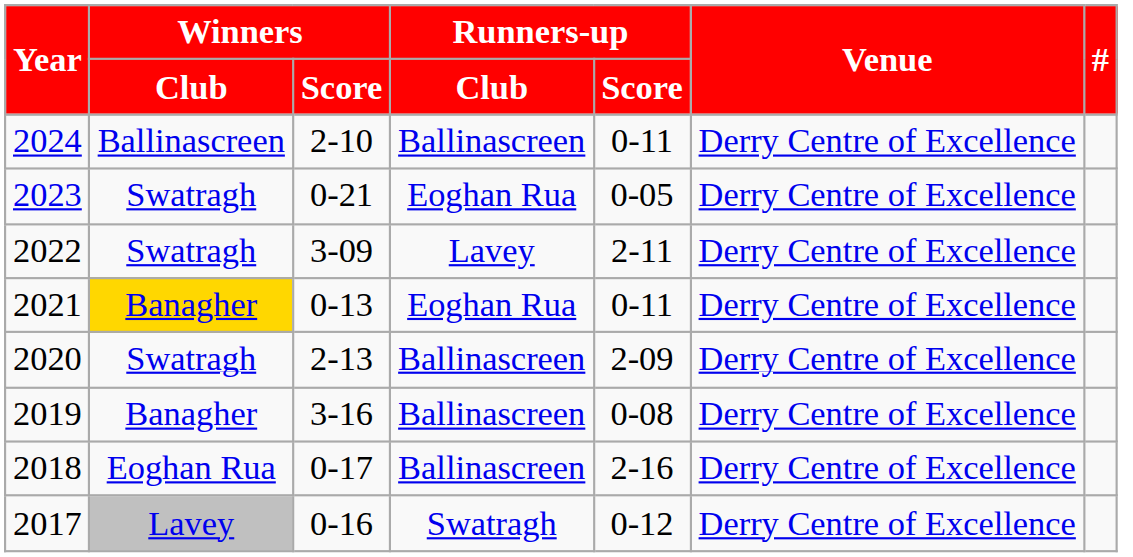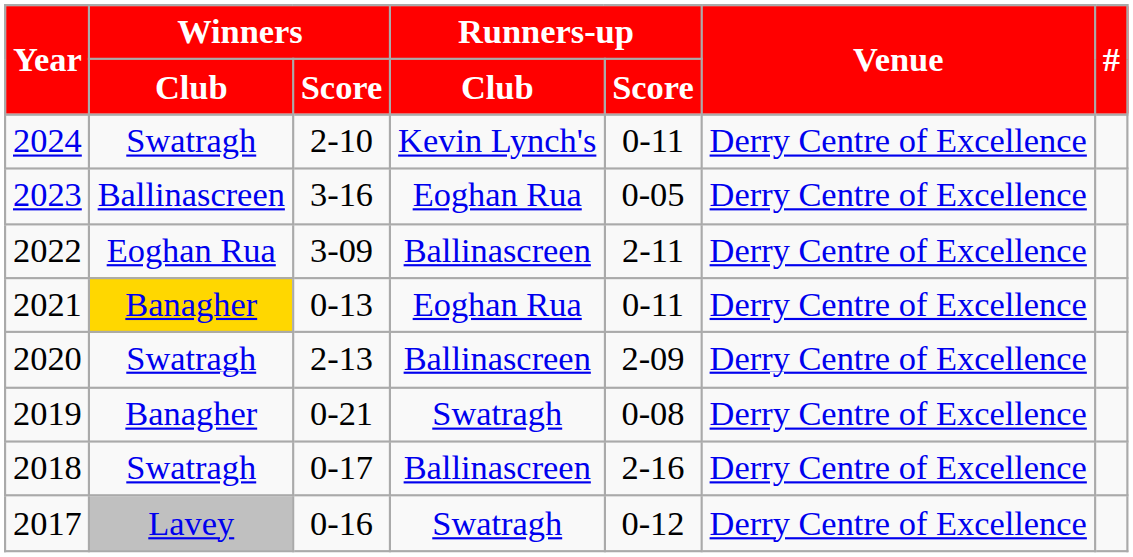(191, 140) Ballinascreen -> (191, 140) Swatragh
(492, 140) Ballinascreen -> (497, 140) Kevin Lynch's
(191, 195) Swatragh -> (191, 195) Ballinascreen
(341, 195) 0-21 -> (341, 195) 3-16
(191, 250) Swatragh -> (191, 250) Eoghan Rua
(492, 250) Lavey -> (497, 250) Ballinascreen
(341, 413) 3-16 -> (341, 413) 0-21
(492, 413) Ballinascreen -> (497, 413) Swatragh
(191, 468) Eoghan Rua -> (191, 468) Swatragh
